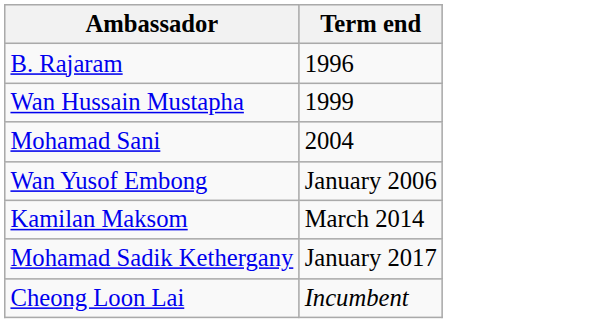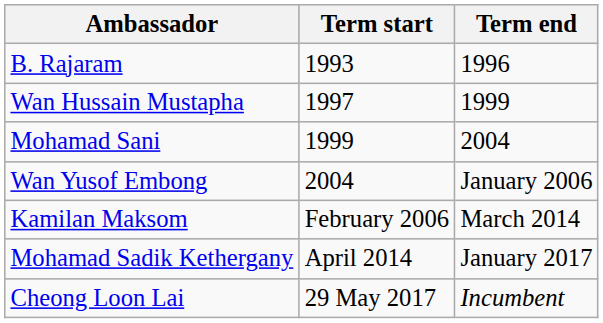+ column: (377, 24)
